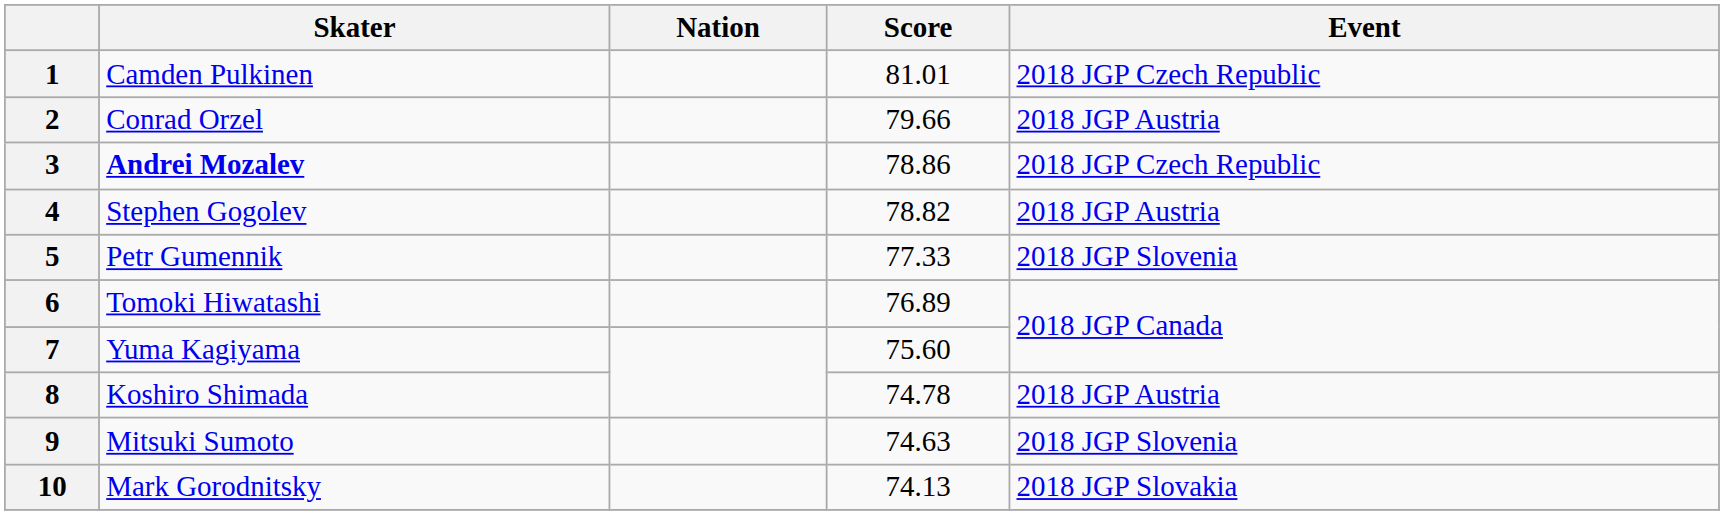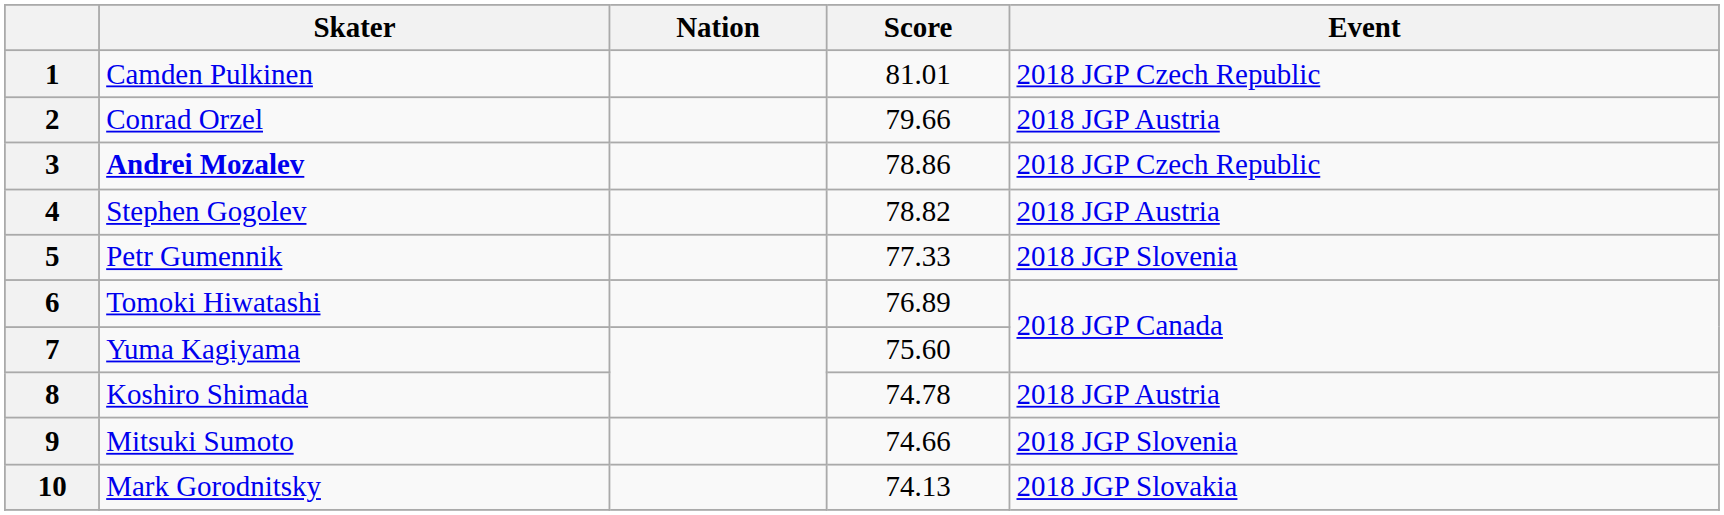(918, 440) 74.63 -> (918, 440) 74.66
